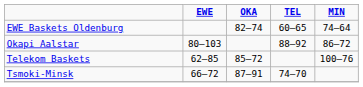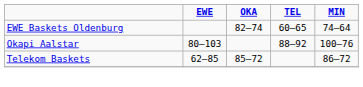(337, 43) 86–72 -> (337, 43) 100–76
(337, 58) 100–76 -> (337, 58) 86–72
- row: (40, 74)
